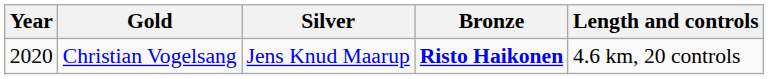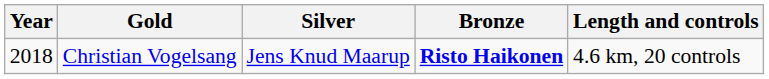(31, 55) 2020 -> (31, 55) 2018
